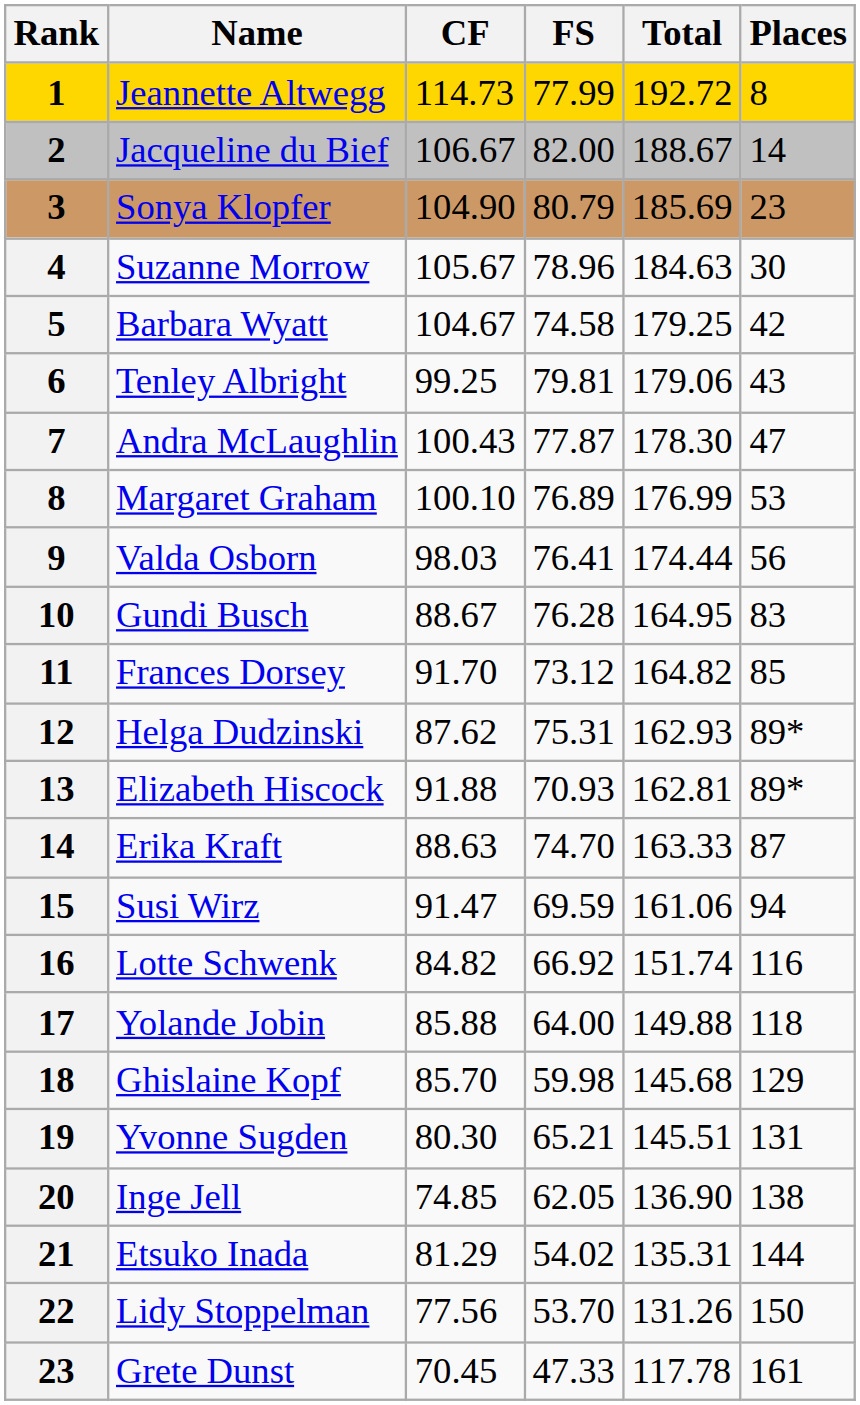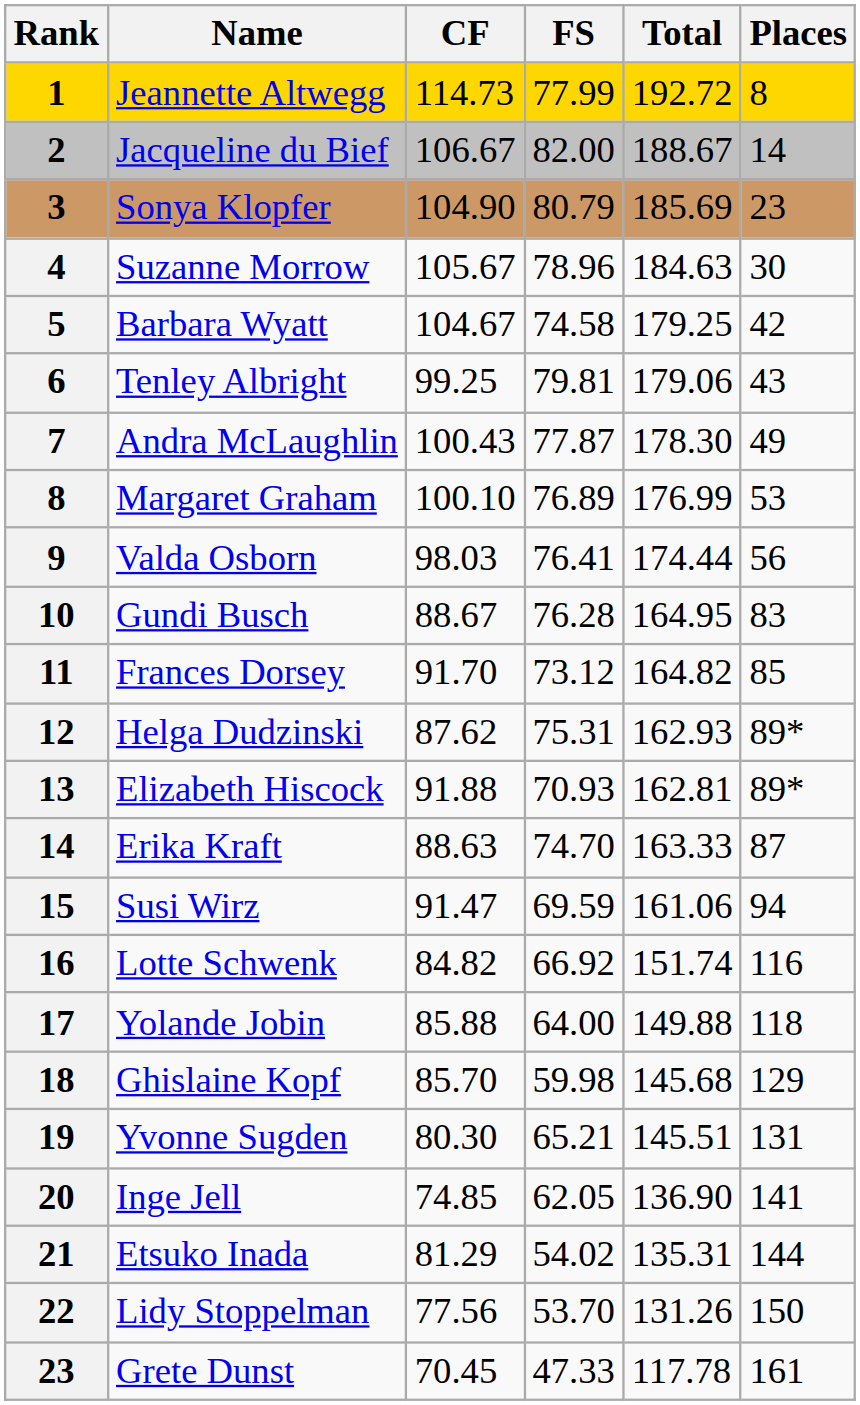(768, 440) 47 -> (768, 440) 49
(777, 1195) 138 -> (777, 1195) 141
